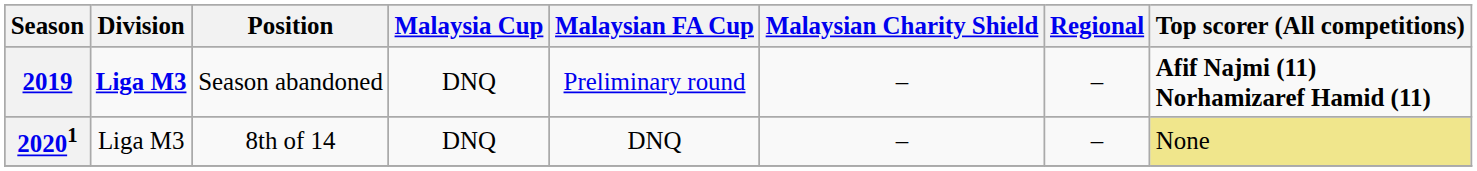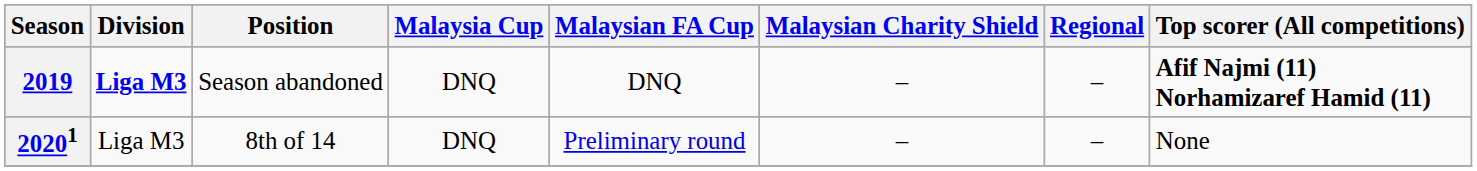(655, 81) Preliminary round -> (655, 81) DNQ
(655, 141) DNQ -> (655, 141) Preliminary round
(1183, 141) khaki background -> (1183, 141) no background
